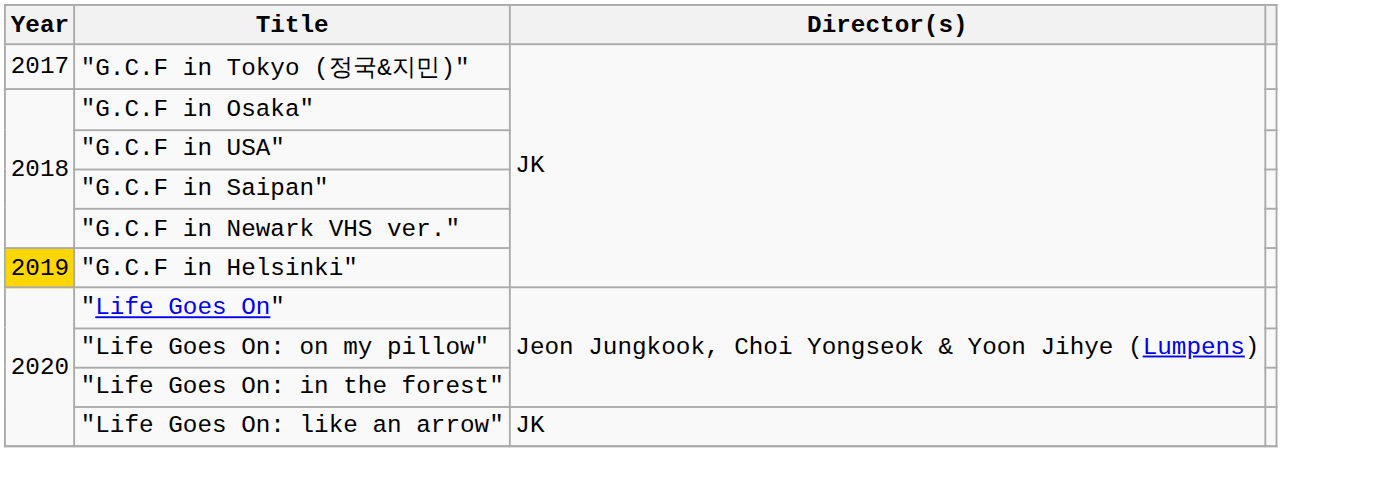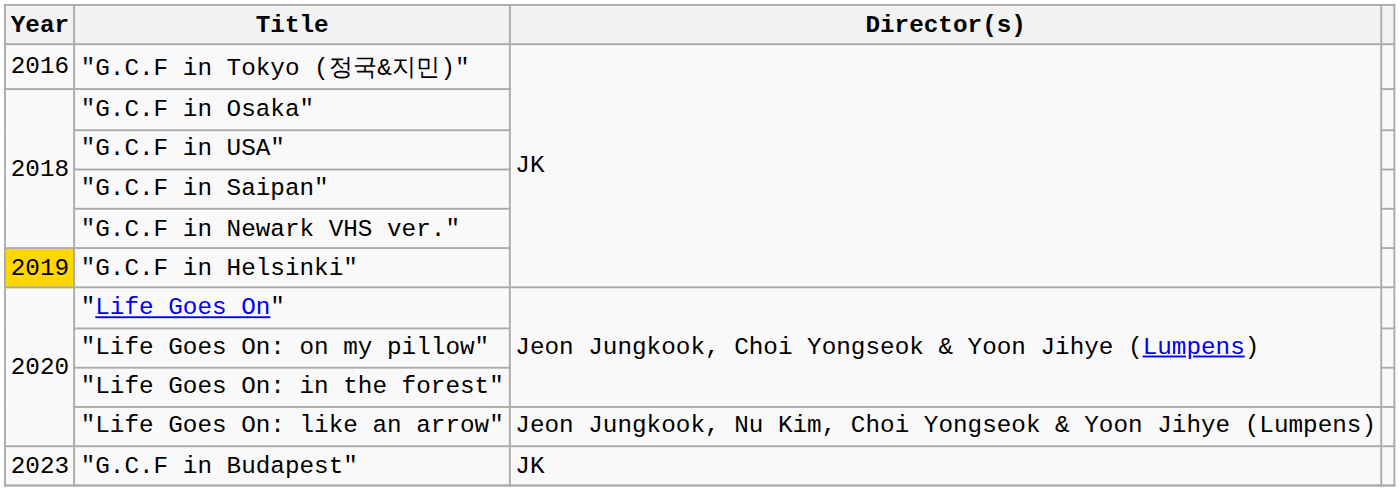(40, 67) 2017 -> (40, 67) 2016
(530, 427) JK -> (946, 427) Jeon Jungkook, Nu Kim, Choi Yongseok & Yoon Jihye (Lumpens)
+ row: (219, 466)
